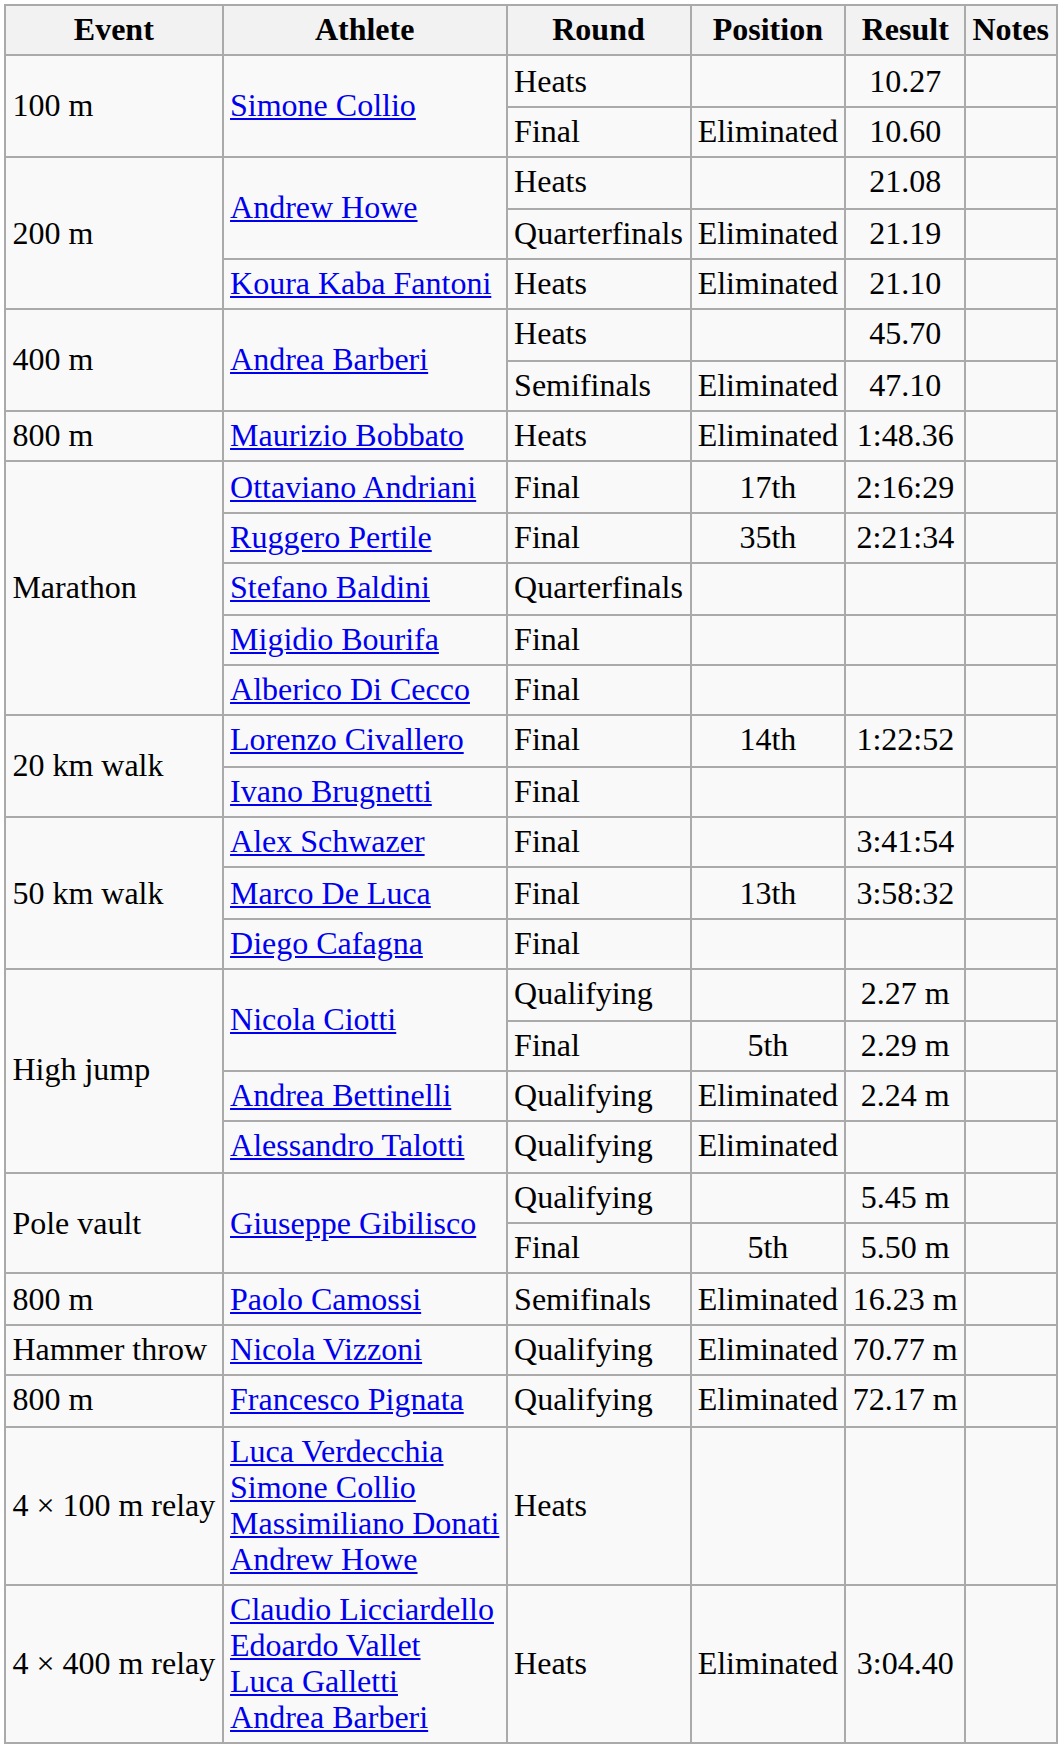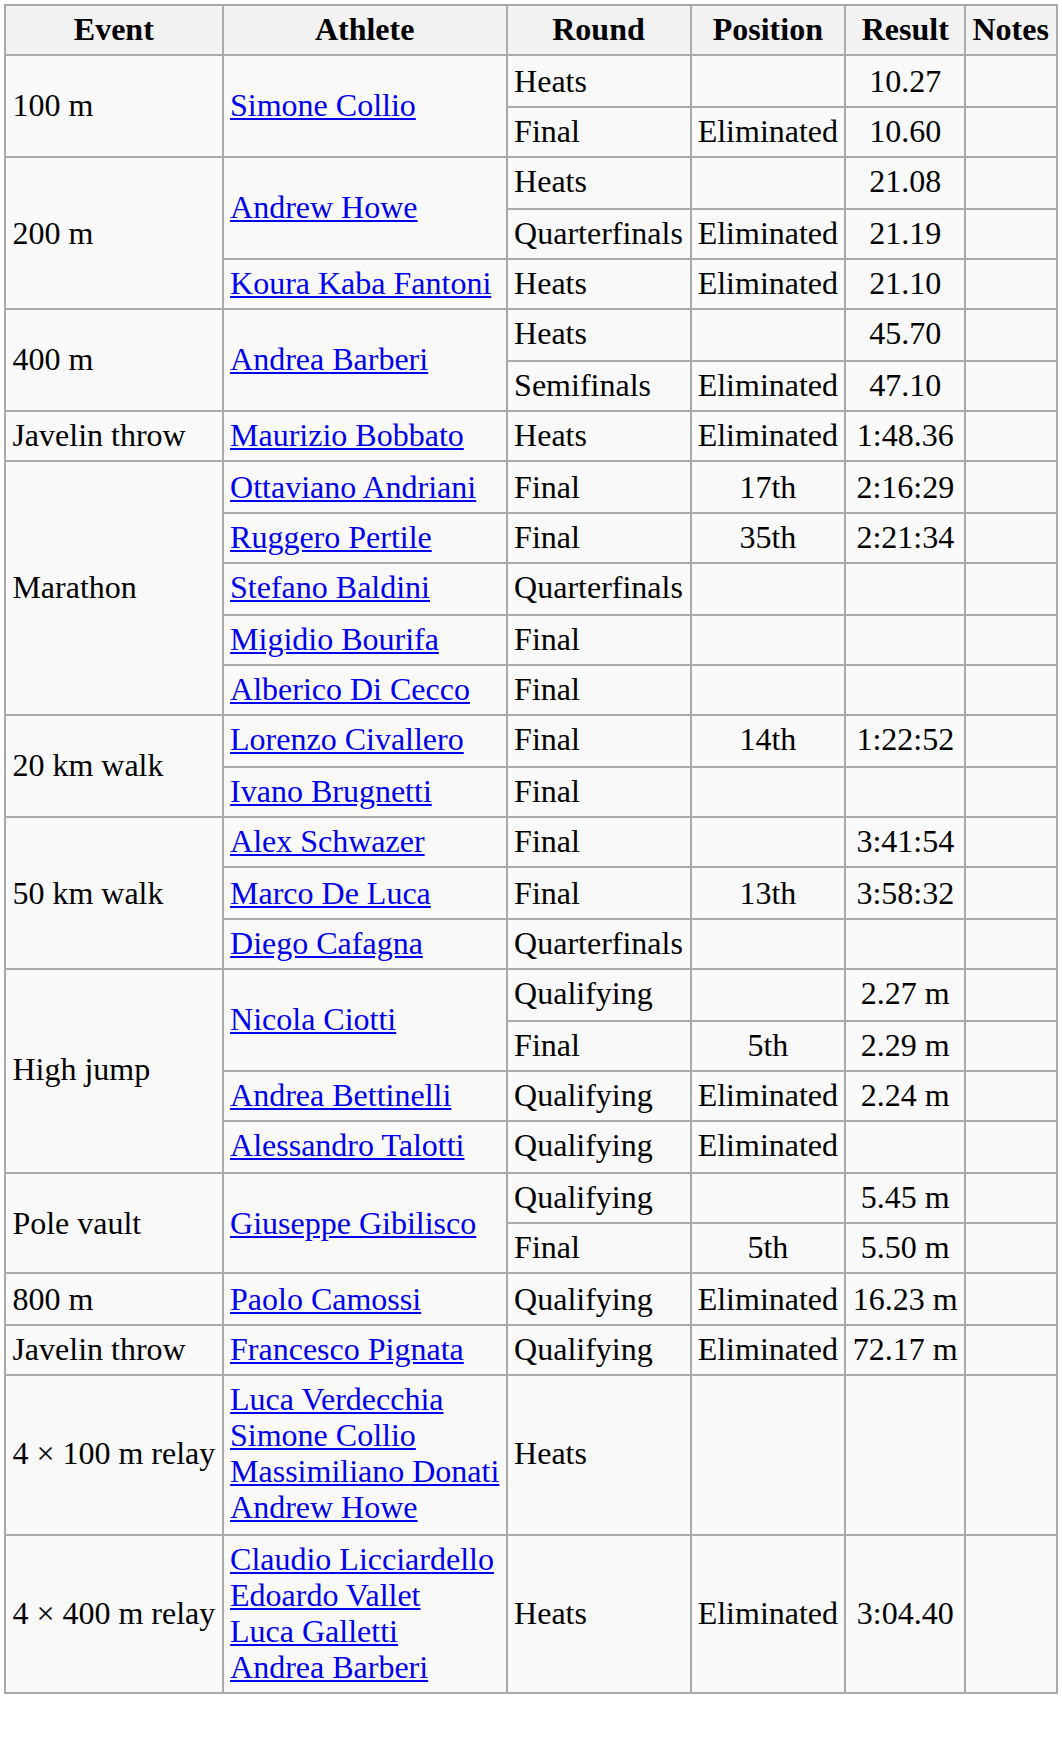(53, 435) 800 m -> (99, 435) Javelin throw
(547, 943) Final -> (598, 943) Quarterfinals
(583, 1298) Semifinals -> (583, 1298) Qualifying
- row: (326, 1349)
(53, 1400) 800 m -> (99, 1349) Javelin throw
